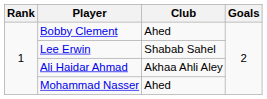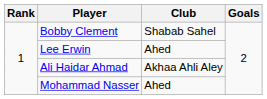(158, 31) Ahed -> (180, 31) Shabab Sahel
(180, 49) Shabab Sahel -> (158, 49) Ahed
